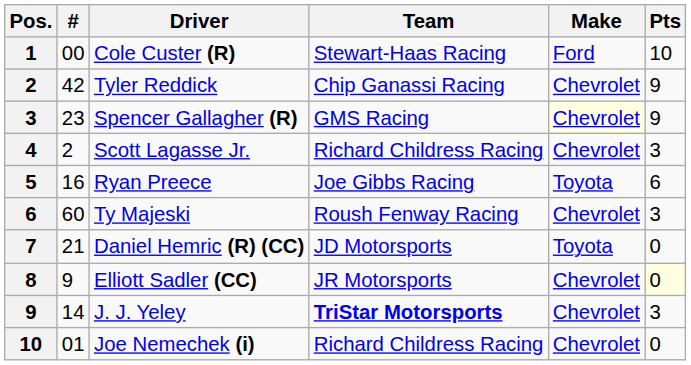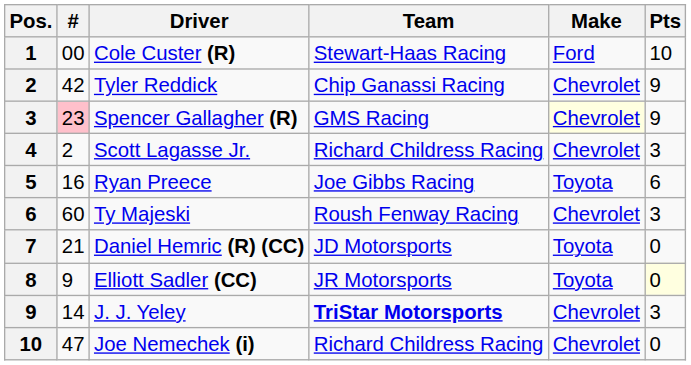(73, 118) no background -> (73, 118) pink background
(596, 279) Chevrolet -> (583, 279) Toyota
(73, 343) 01 -> (73, 343) 47
